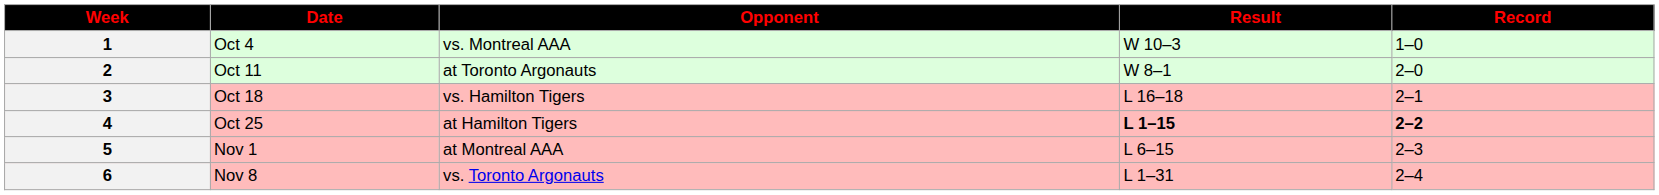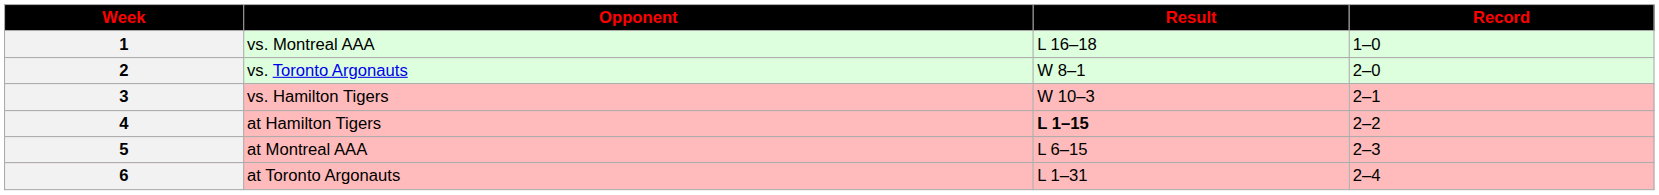- column: (325, 17)
(1152, 44) W 10–3 -> (1067, 44) L 16–18
(520, 70) at Toronto Argonauts -> (327, 70) vs. Toronto Argonauts
(1153, 96) L 16–18 -> (1066, 96) W 10–3
(1409, 123) bold -> (1367, 123) normal
(523, 176) vs. Toronto Argonauts -> (324, 176) at Toronto Argonauts
